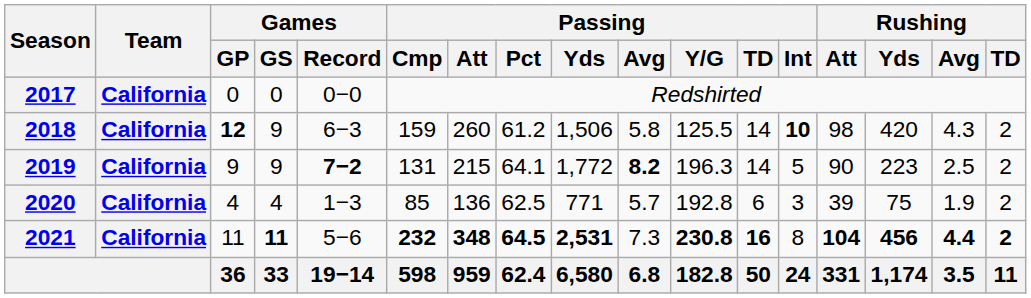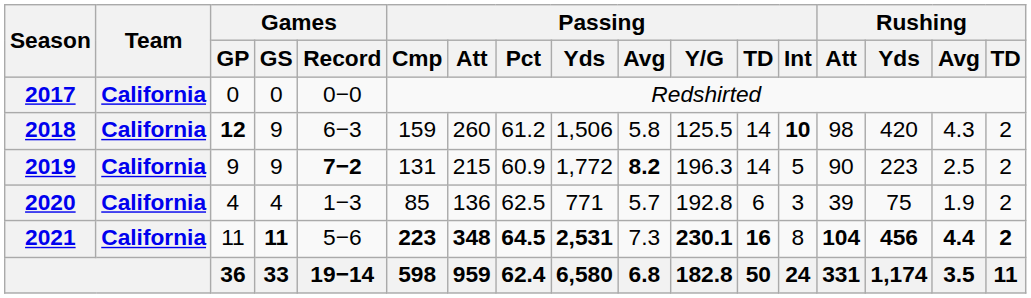(523, 166) 64.1 -> (523, 166) 60.9
(417, 238) 232 -> (417, 238) 223
(704, 238) 230.8 -> (704, 238) 230.1
